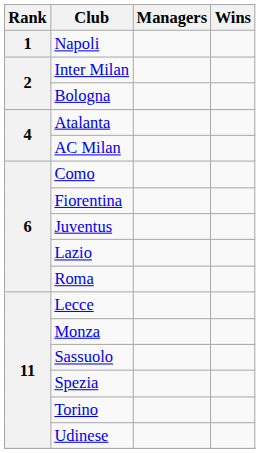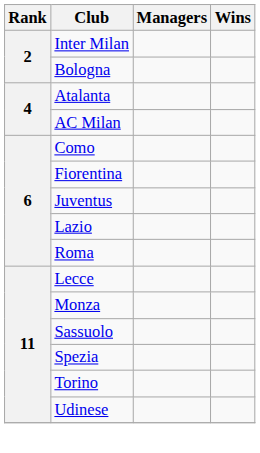- row: (77, 43)
